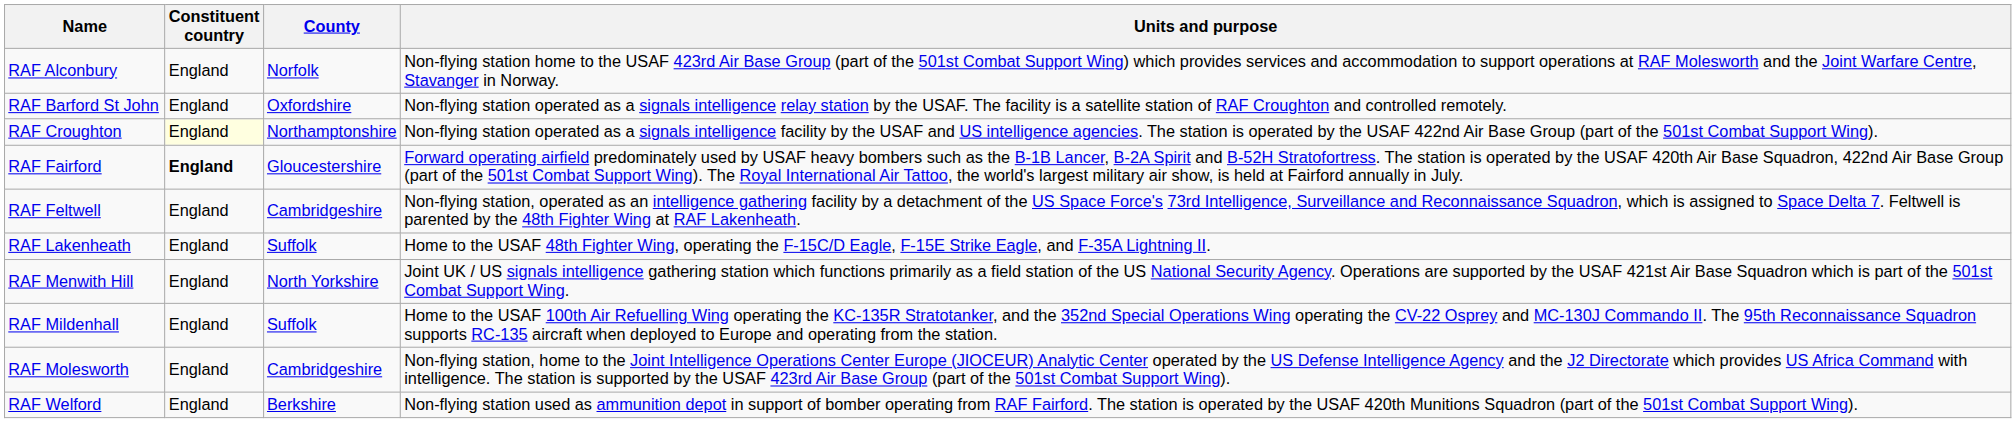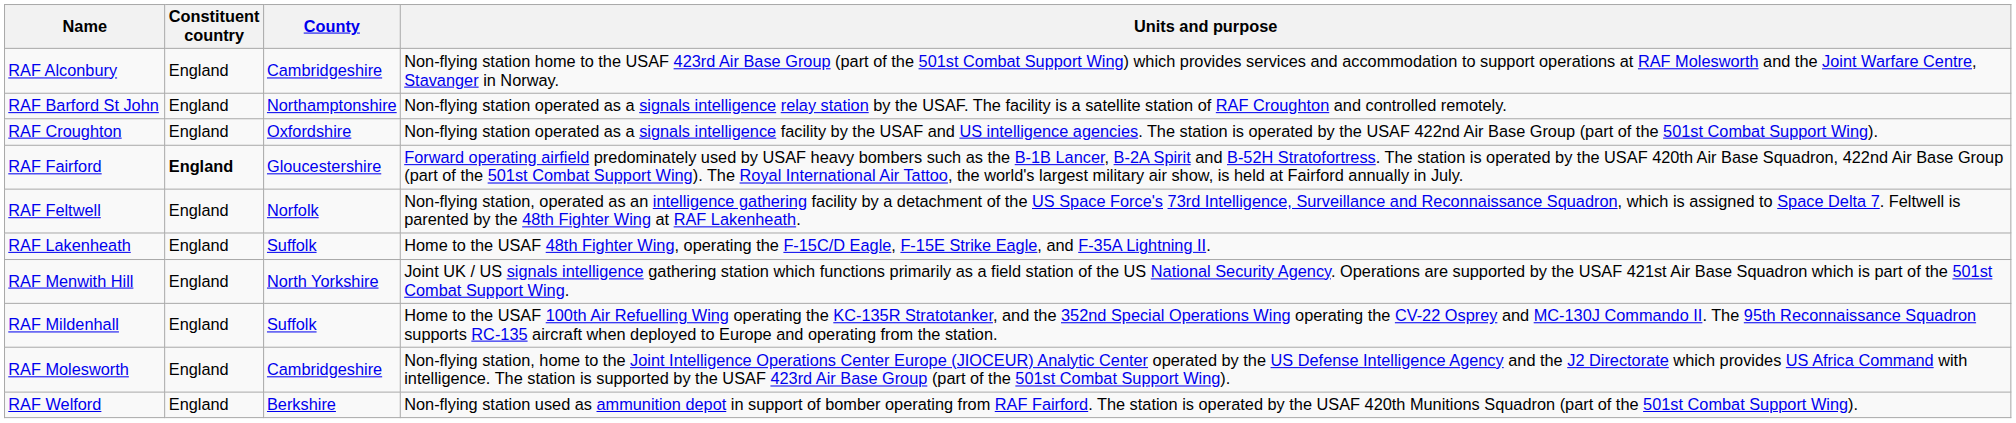(293, 70) Norfolk -> (325, 70) Cambridgeshire
(309, 105) Oxfordshire -> (332, 105) Northamptonshire
(199, 131) lightyellow background -> (199, 131) no background
(332, 131) Northamptonshire -> (309, 131) Oxfordshire
(325, 211) Cambridgeshire -> (293, 211) Norfolk
